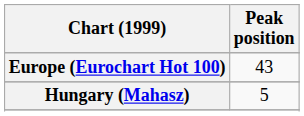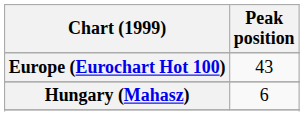(264, 95) 5 -> (264, 95) 6
